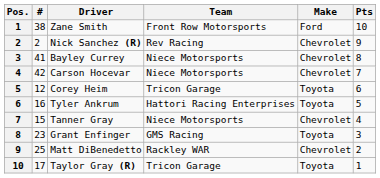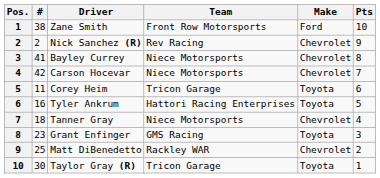(40, 89) 12 -> (40, 89) 11
(40, 120) 15 -> (40, 120) 18
(40, 166) 17 -> (40, 166) 30
